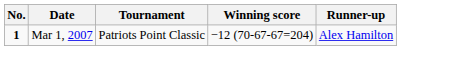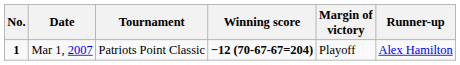+ column: (346, 22)
(262, 35) normal -> (262, 50) bold
